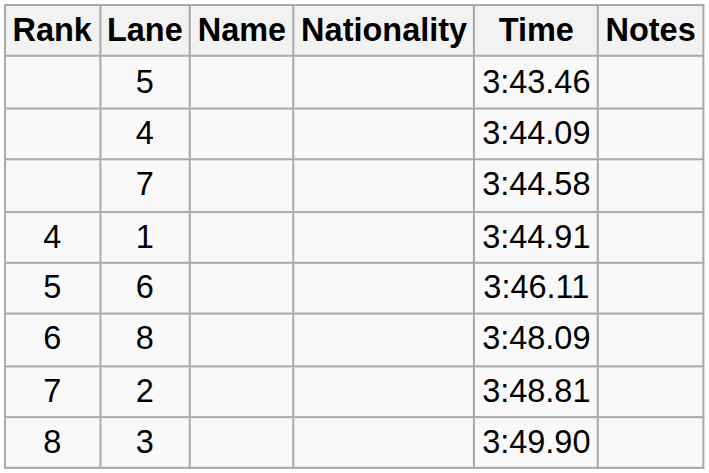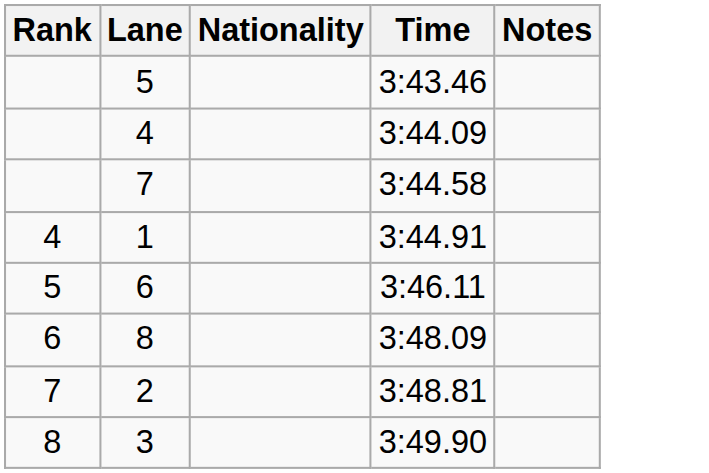- column: (242, 30)
